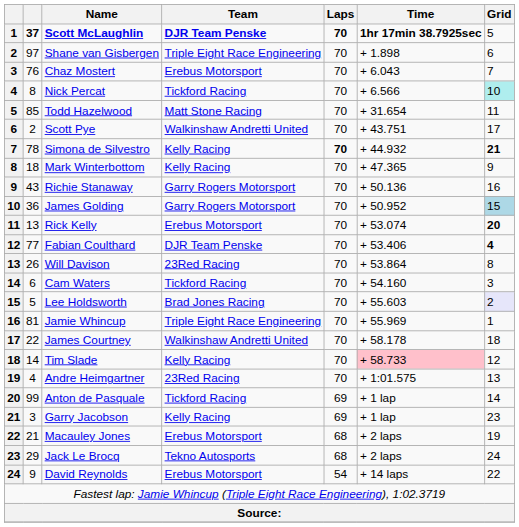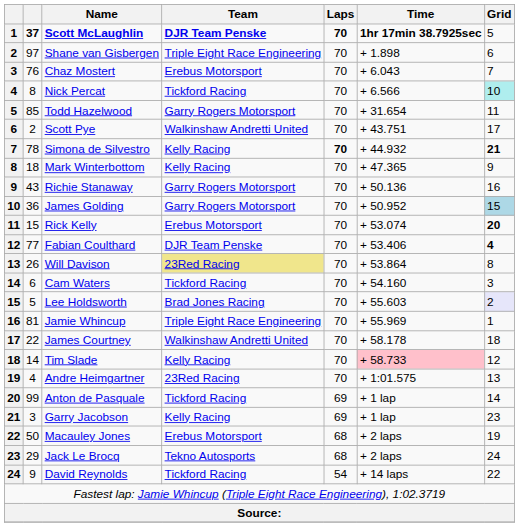(213, 110) Matt Stone Racing -> (230, 110) Garry Rogers Motorsport
(33, 225) 13 -> (33, 225) 15
(202, 263) no background -> (202, 263) khaki background
(33, 436) 21 -> (33, 436) 50
(213, 474) Erebus Motorsport -> (205, 474) Tickford Racing
